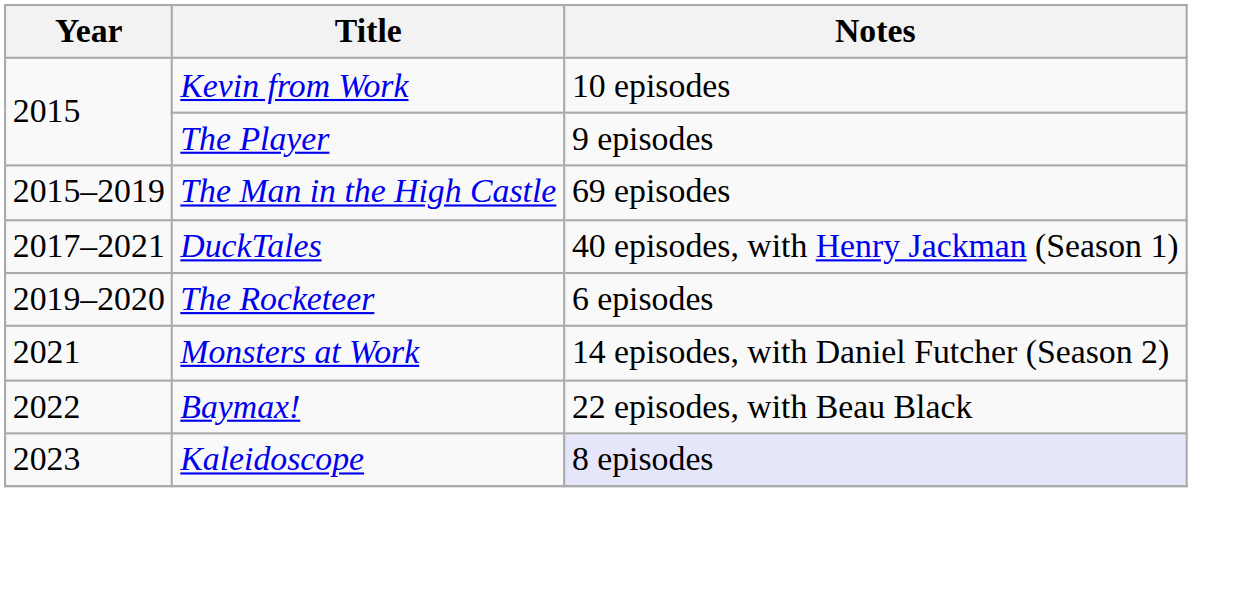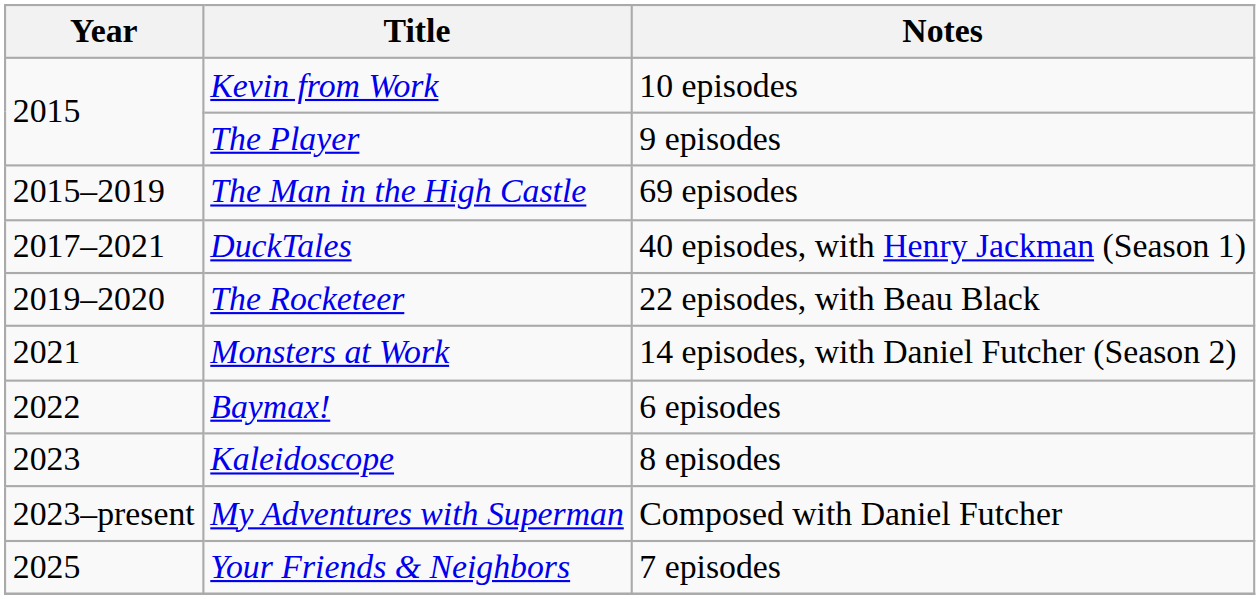(643, 298) 6 episodes -> (840, 298) 22 episodes, with Beau Black
(772, 406) 22 episodes, with Beau Black -> (710, 406) 6 episodes
(643, 459) lavender background -> (710, 459) no background
+ row: (417, 513)
+ row: (390, 566)
